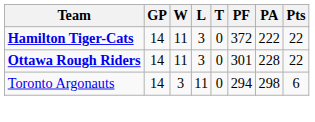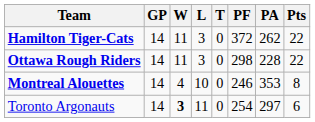(269, 38) 222 -> (270, 38) 262
(241, 60) 301 -> (242, 60) 298
+ row: (66, 83)
(181, 83) normal -> (181, 106) bold
(241, 83) 294 -> (242, 106) 254
(269, 83) 298 -> (270, 106) 297
